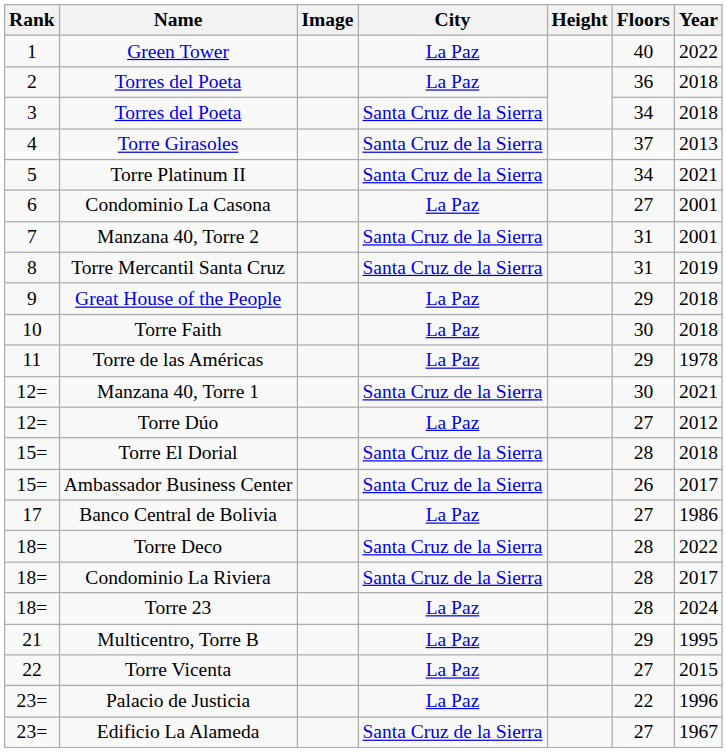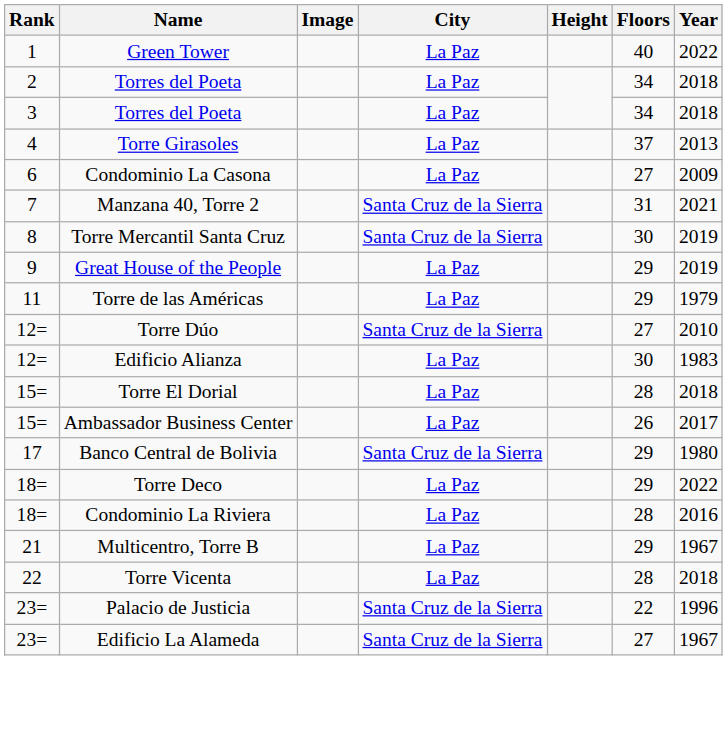(643, 81) 36 -> (643, 81) 34
(452, 112) Santa Cruz de la Sierra -> (452, 112) La Paz
(452, 143) Santa Cruz de la Sierra -> (452, 143) La Paz
- row: (32, 174)
(698, 205) 2001 -> (698, 174) 2009
(698, 236) 2001 -> (698, 205) 2021
(643, 267) 31 -> (643, 236) 30
(698, 298) 2018 -> (698, 267) 2019
- row: (32, 329)
(698, 360) 1978 -> (698, 298) 1979
- row: (32, 391)
(452, 422) La Paz -> (452, 329) Santa Cruz de la Sierra
(698, 422) 2012 -> (698, 329) 2010
+ row: (32, 360)
(452, 453) Santa Cruz de la Sierra -> (452, 391) La Paz
(452, 484) Santa Cruz de la Sierra -> (452, 422) La Paz
(452, 515) La Paz -> (452, 453) Santa Cruz de la Sierra
(643, 515) 27 -> (643, 453) 29
(698, 515) 1986 -> (698, 453) 1980
(452, 546) Santa Cruz de la Sierra -> (452, 484) La Paz
(643, 546) 28 -> (643, 484) 29
(452, 577) Santa Cruz de la Sierra -> (452, 515) La Paz
(698, 577) 2017 -> (698, 515) 2016
- row: (32, 608)
(698, 639) 1995 -> (698, 546) 1967
(643, 670) 27 -> (643, 577) 28
(698, 670) 2015 -> (698, 577) 2018
(452, 701) La Paz -> (452, 608) Santa Cruz de la Sierra
